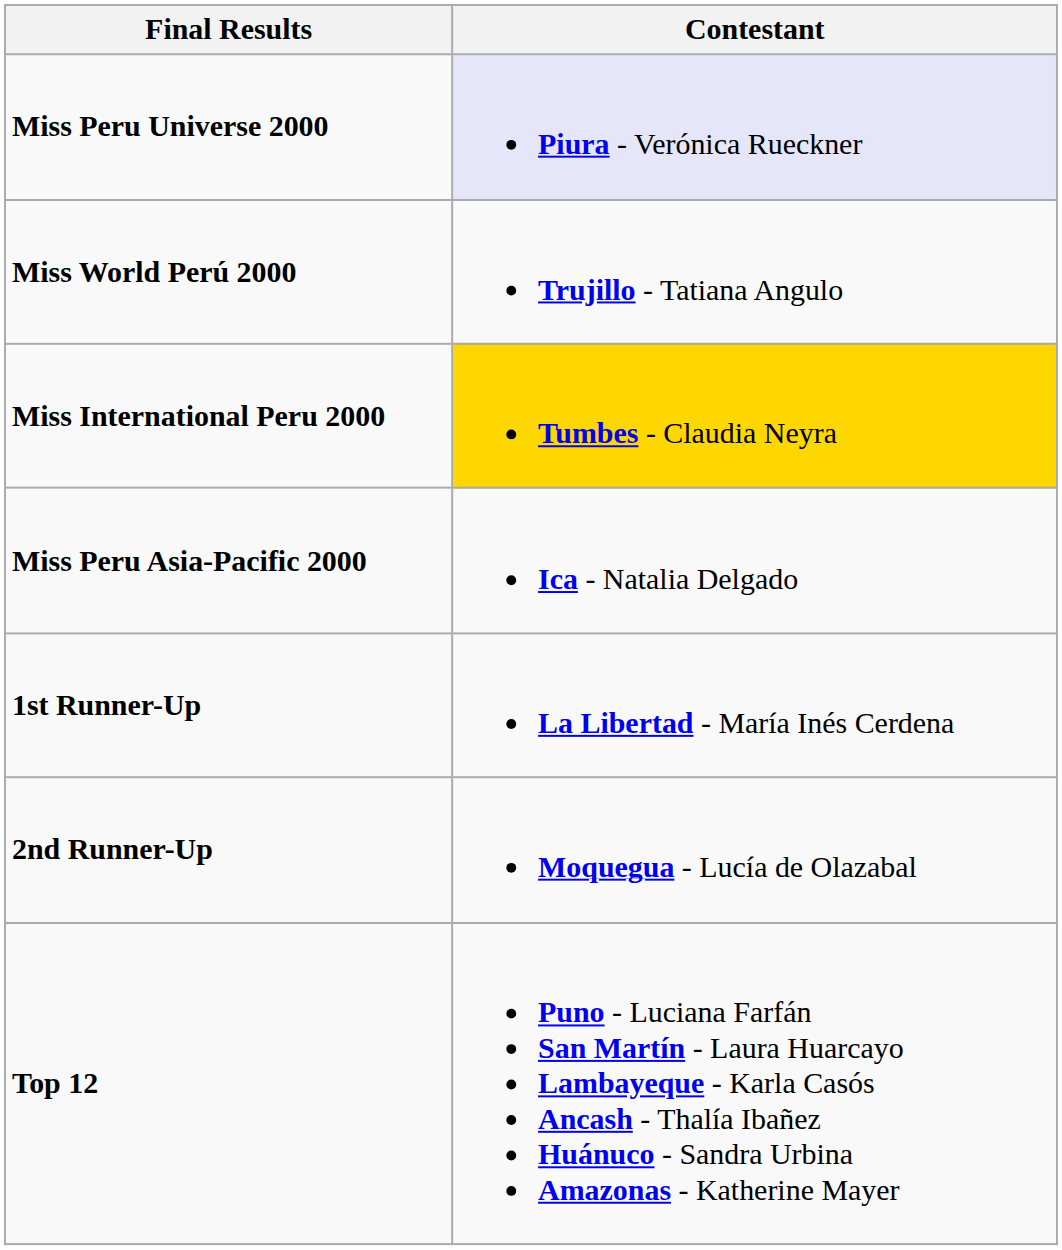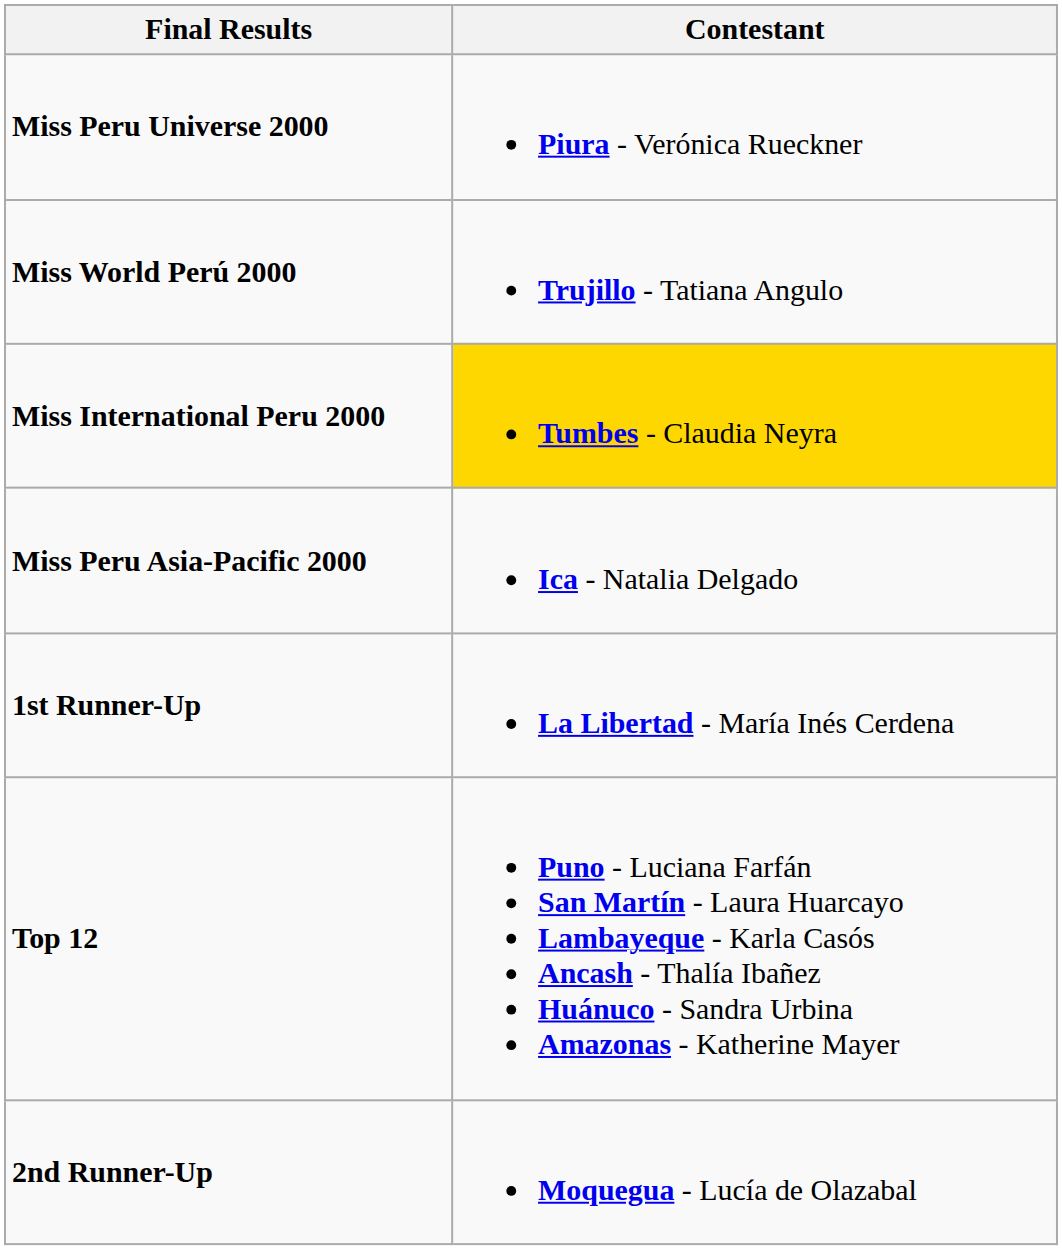(755, 145) lavender background -> (755, 145) no background
rows swapped: (112, 849) <-> (55, 1083)
